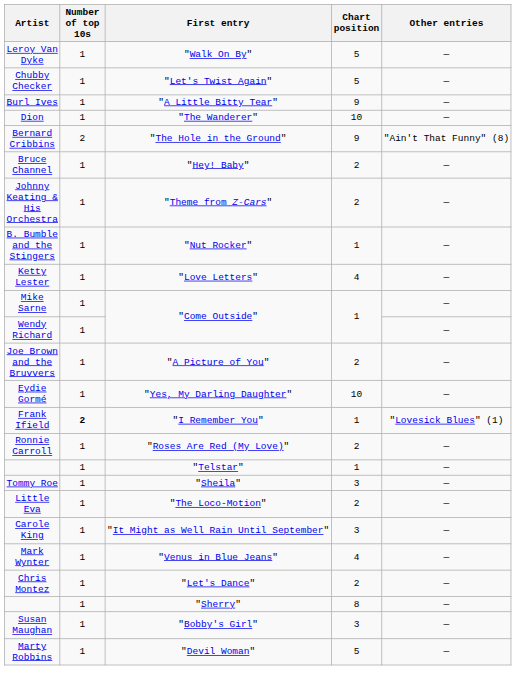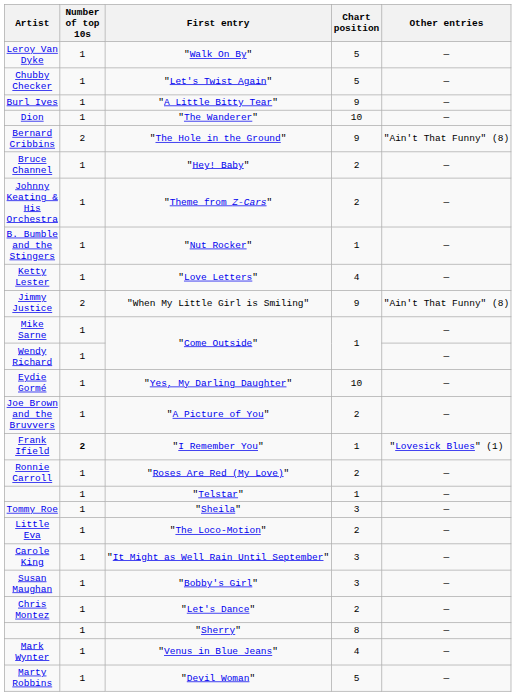+ row: (32, 304)
rows swapped: (32, 362) <-> (32, 394)
rows swapped: (32, 557) <-> (32, 625)
